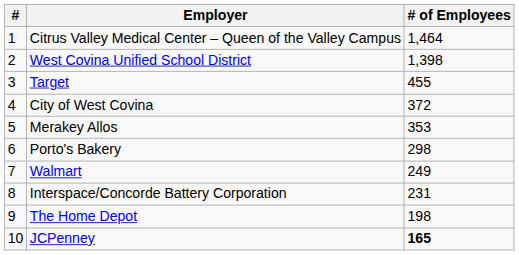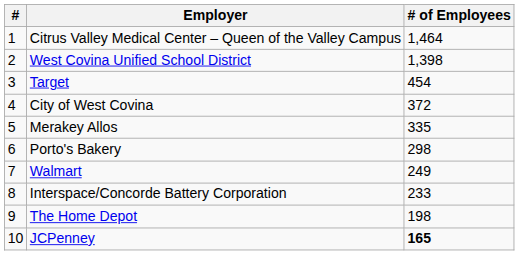(419, 82) 455 -> (419, 82) 454
(419, 127) 353 -> (419, 127) 335
(419, 194) 231 -> (419, 194) 233
